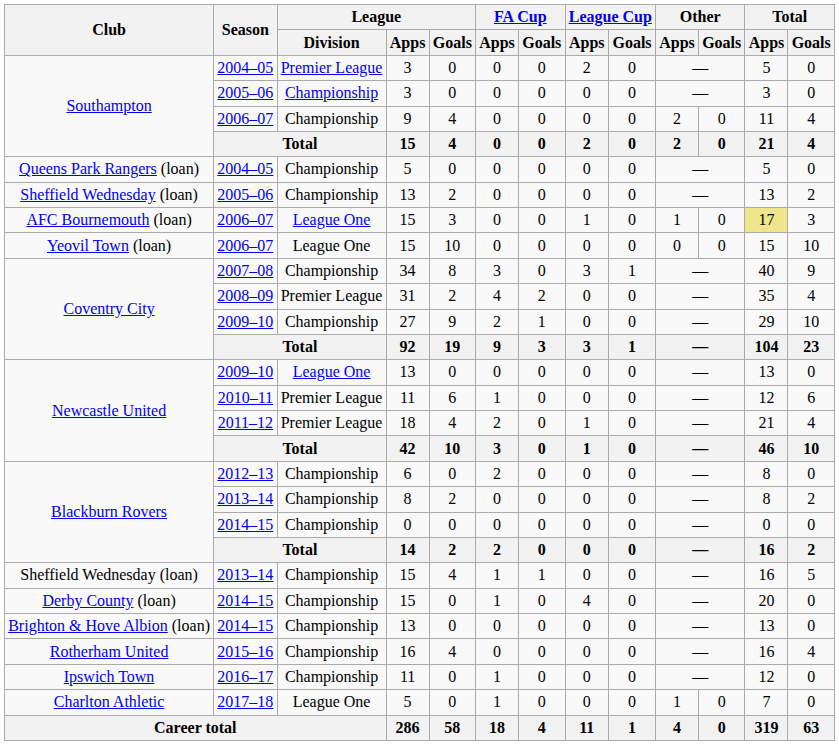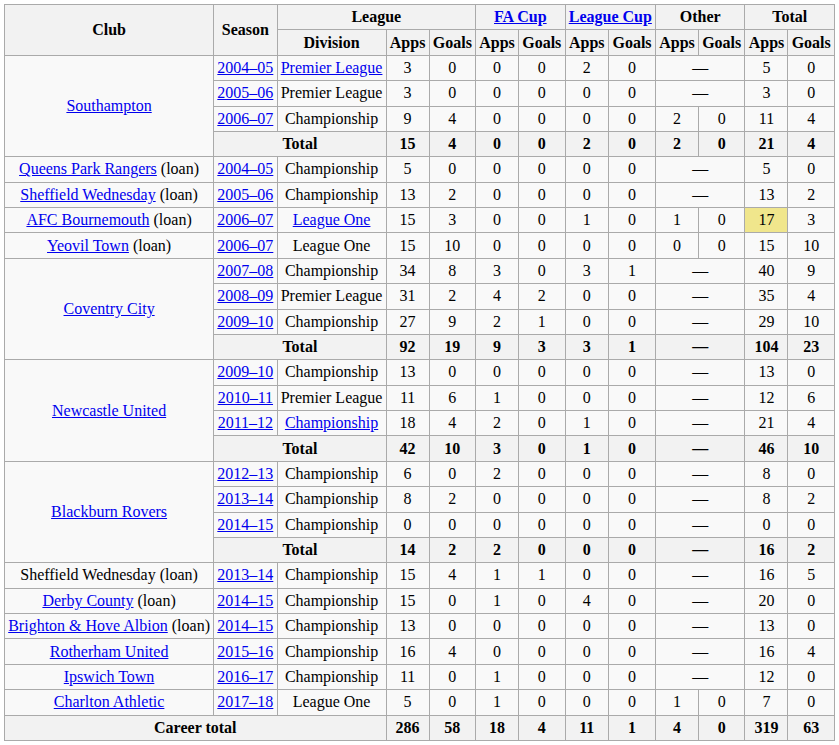(332, 93) Championship -> (332, 93) Premier League
(332, 372) League One -> (332, 372) Championship
(332, 423) Premier League -> (332, 423) Championship
